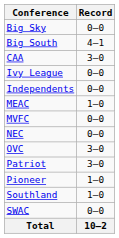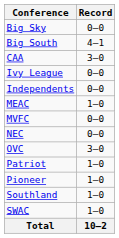(96, 165) 3–0 -> (96, 165) 1–0
(96, 210) 0–0 -> (96, 210) 1–0
